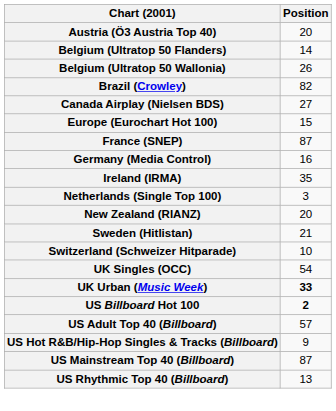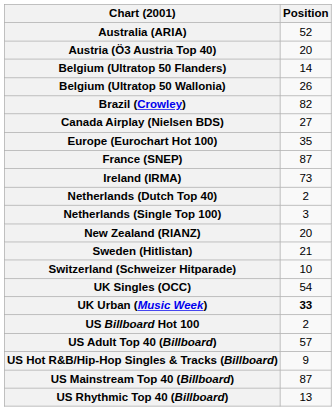+ row: (142, 31)
(306, 123) 15 -> (306, 141) 35
- row: (142, 159)
(306, 178) 35 -> (306, 178) 73
+ row: (142, 196)
(306, 305) bold -> (306, 324) normal
